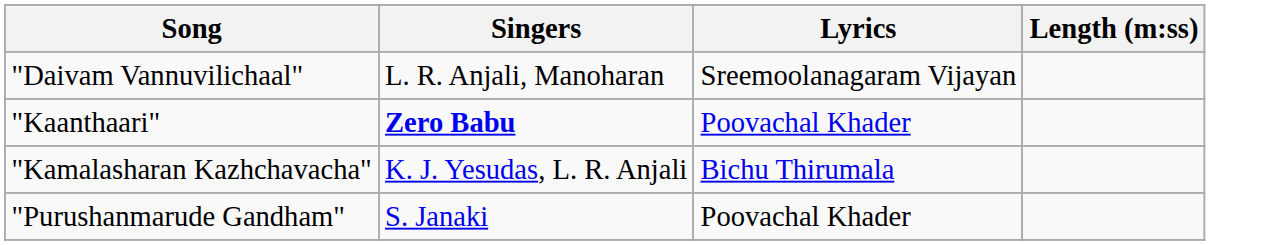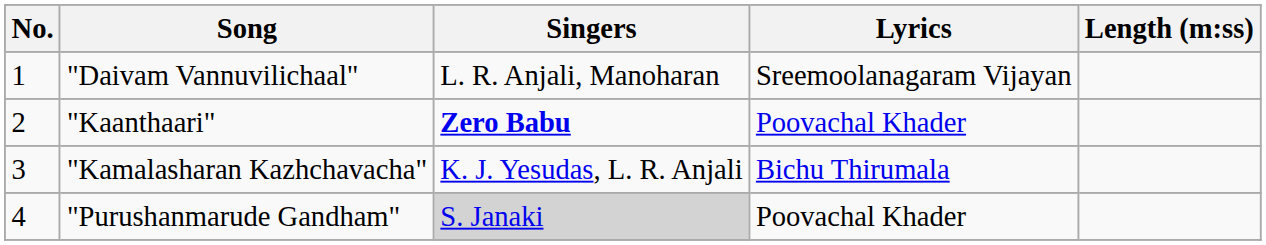+ column: (33, 28)
(437, 216) no background -> (492, 216) lightgrey background
